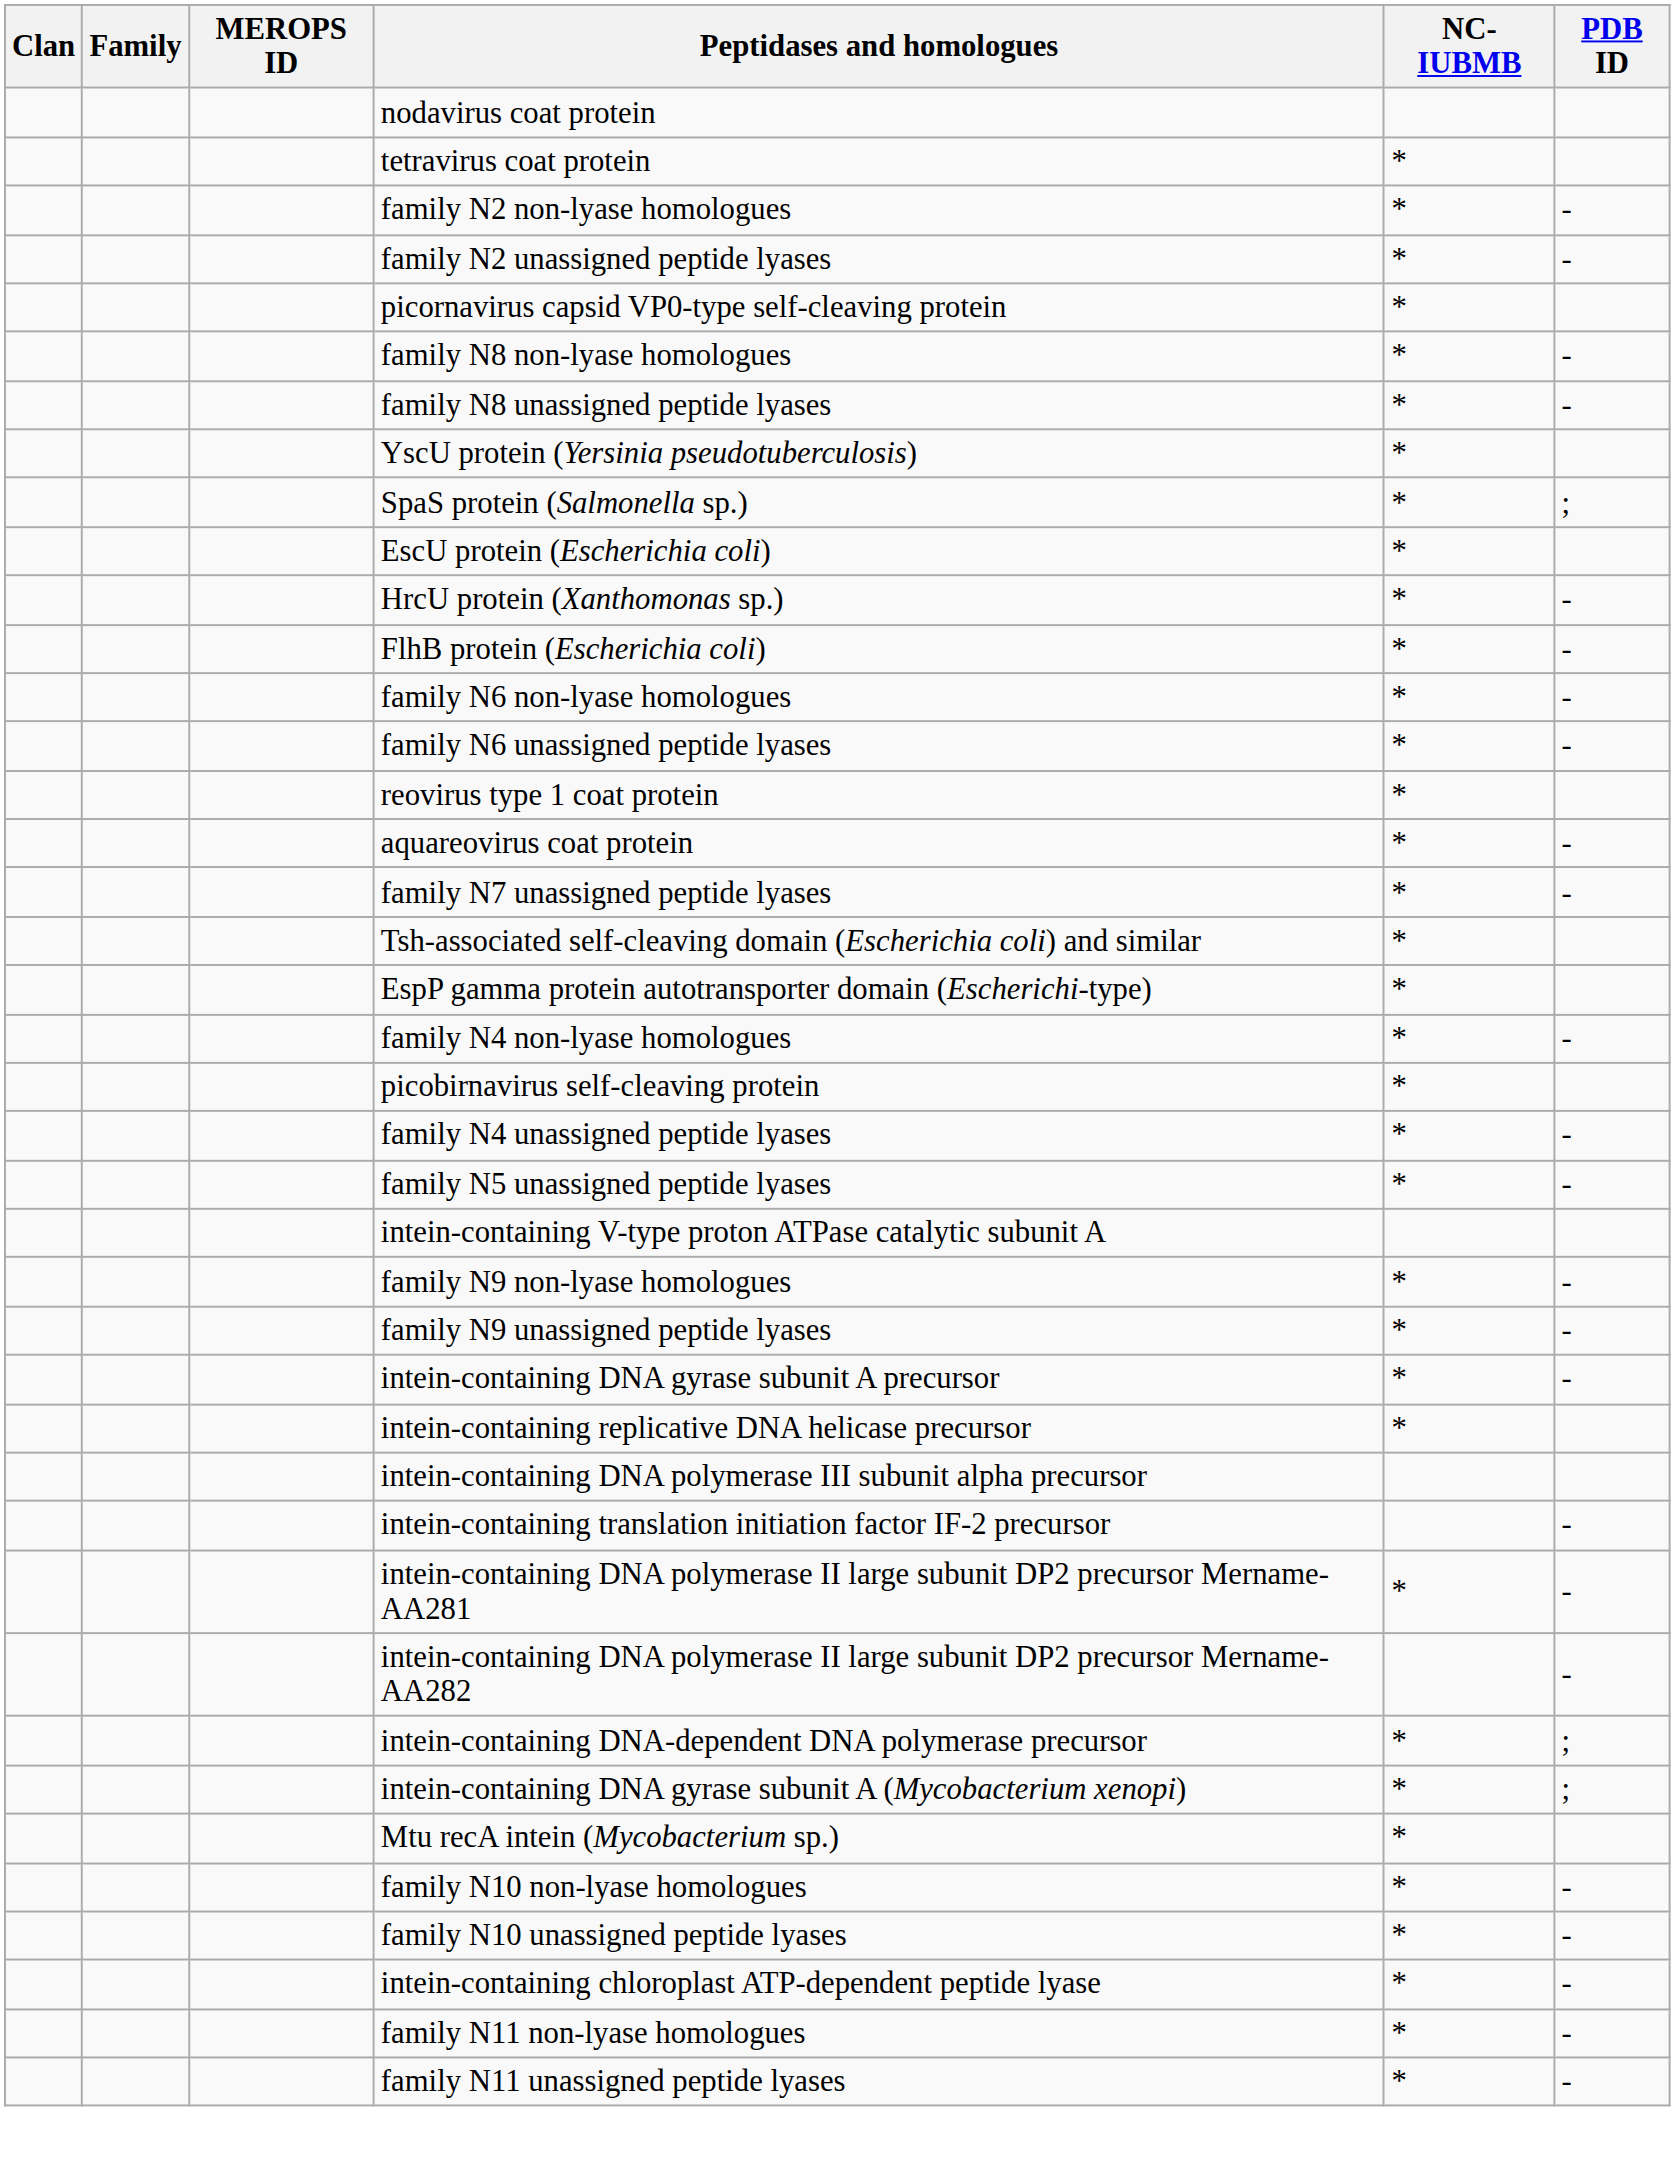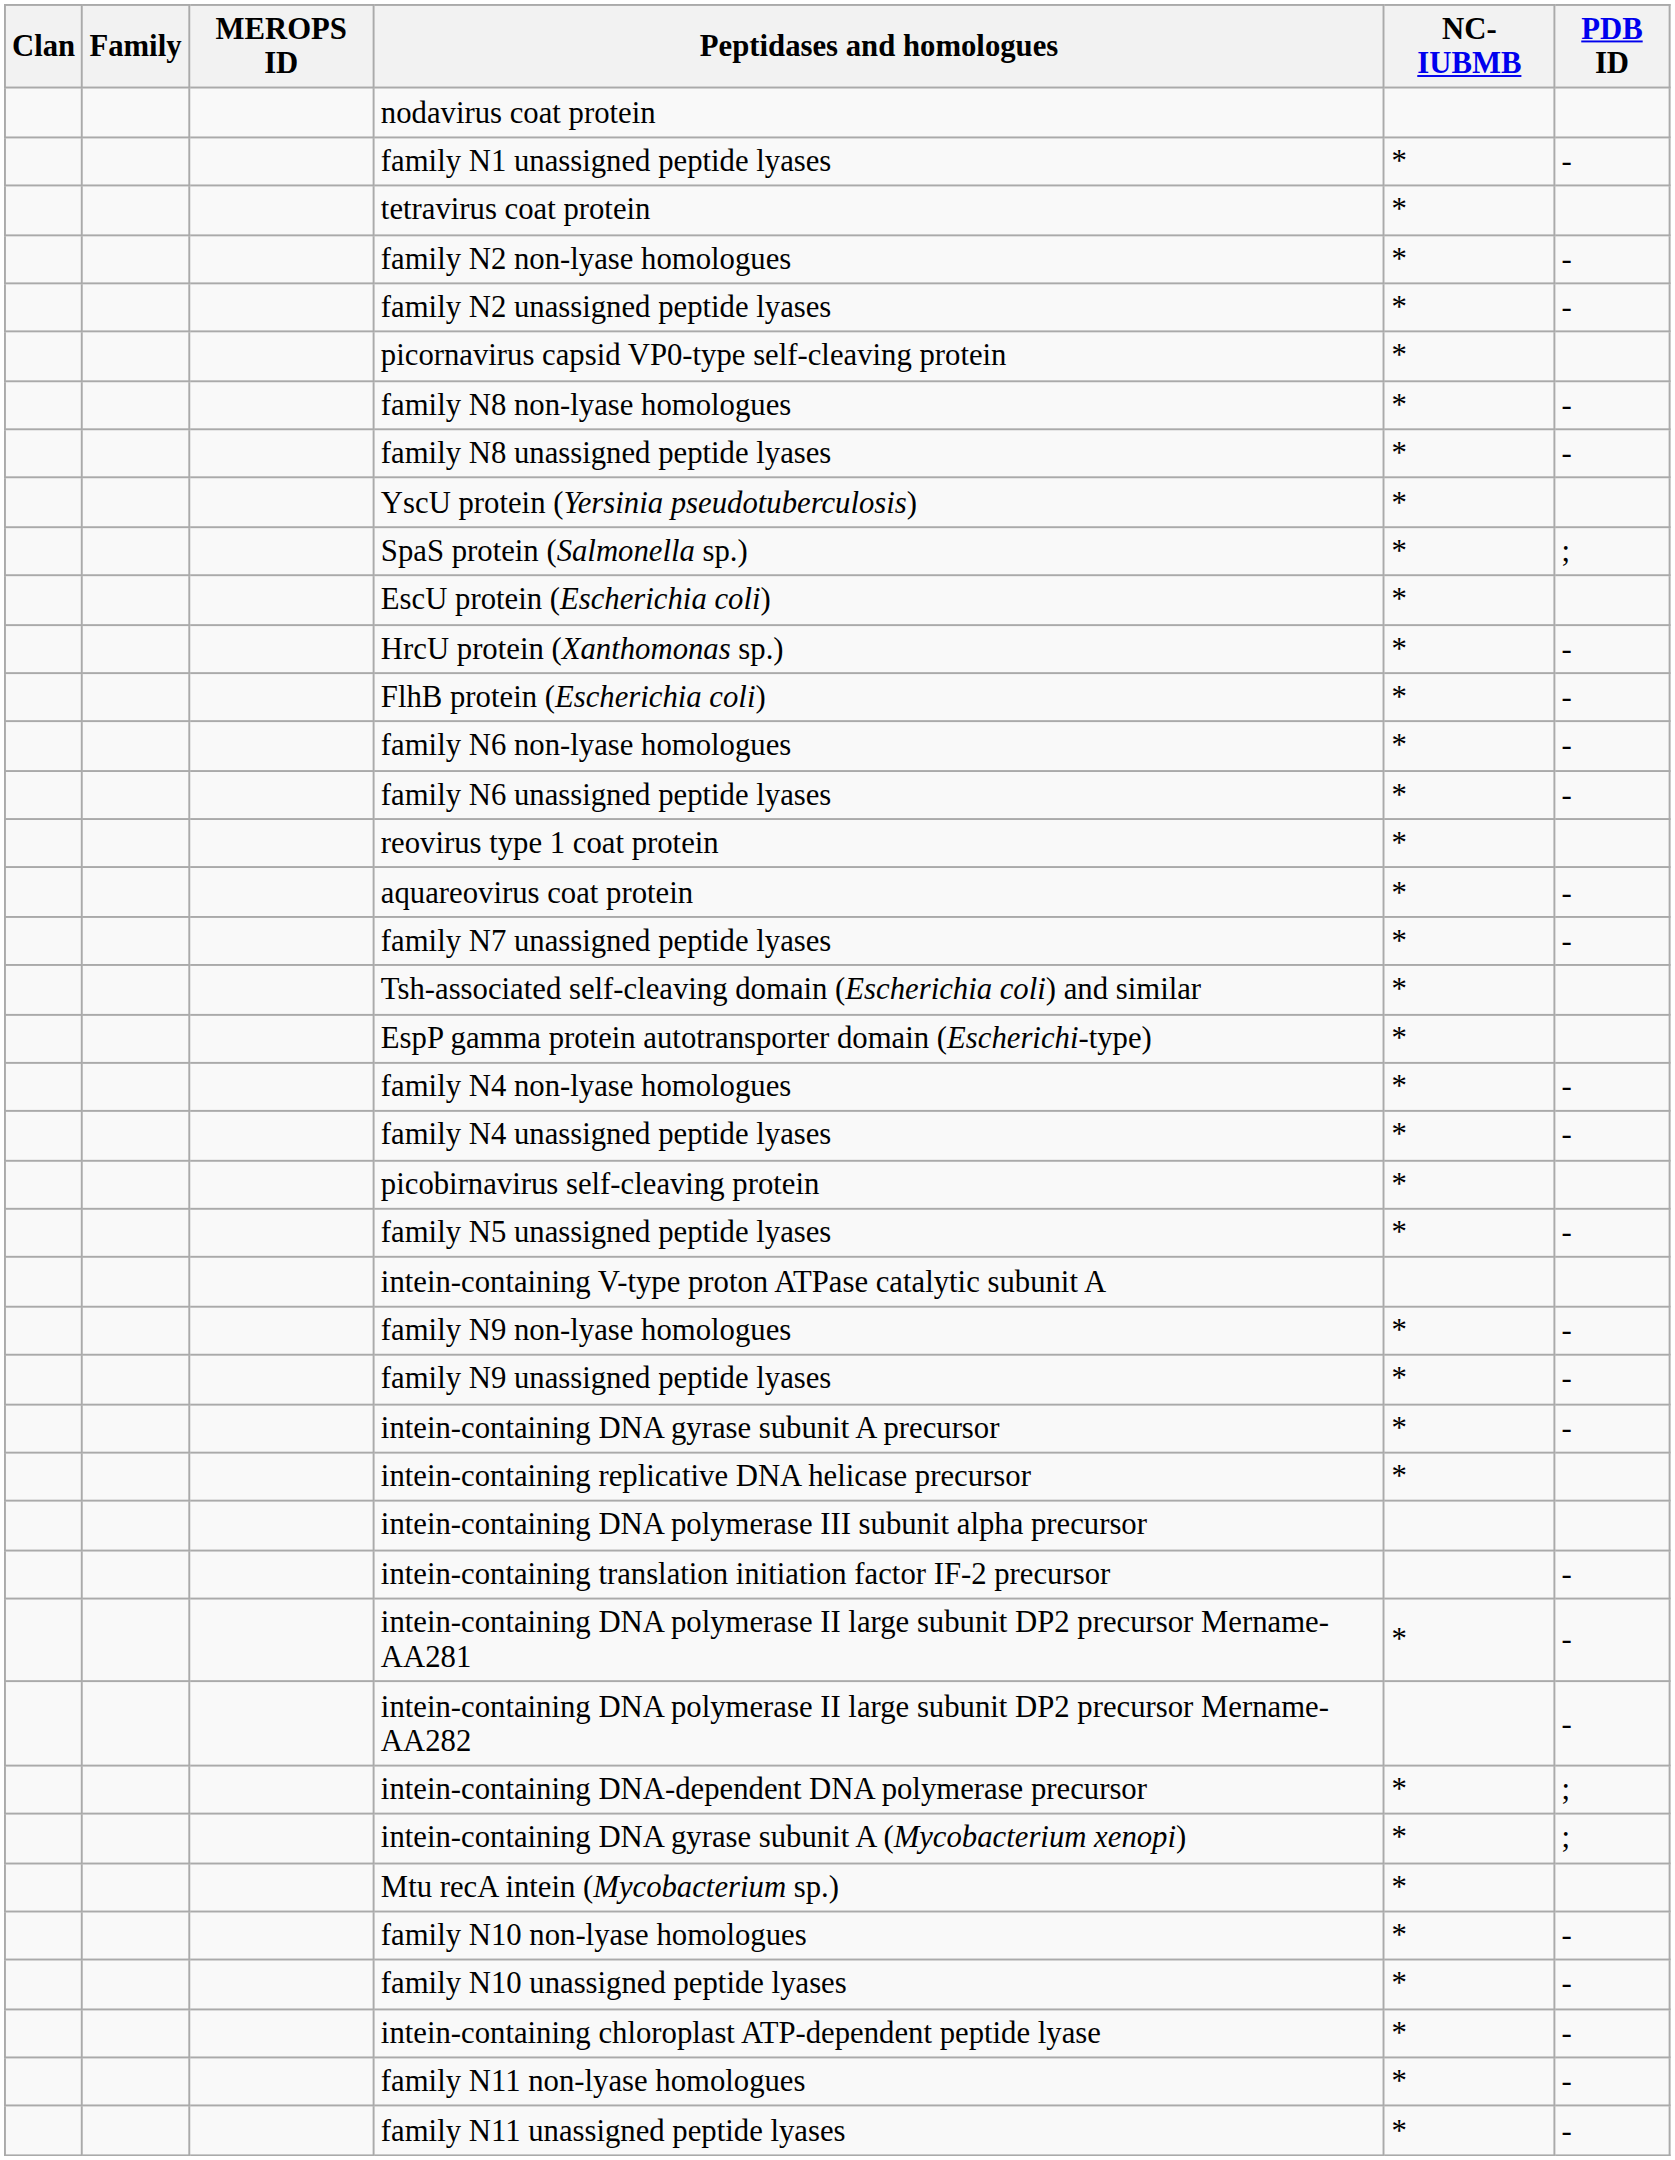+ row: (606, 160)
rows swapped: (606, 1135) <-> (600, 1086)
